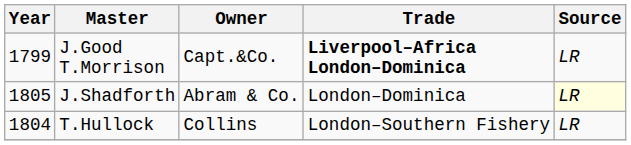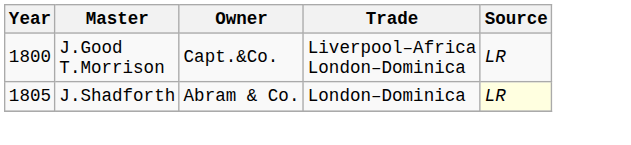(30, 58) 1799 -> (30, 58) 1800
(392, 58) bold -> (392, 58) normal
- row: (107, 125)
